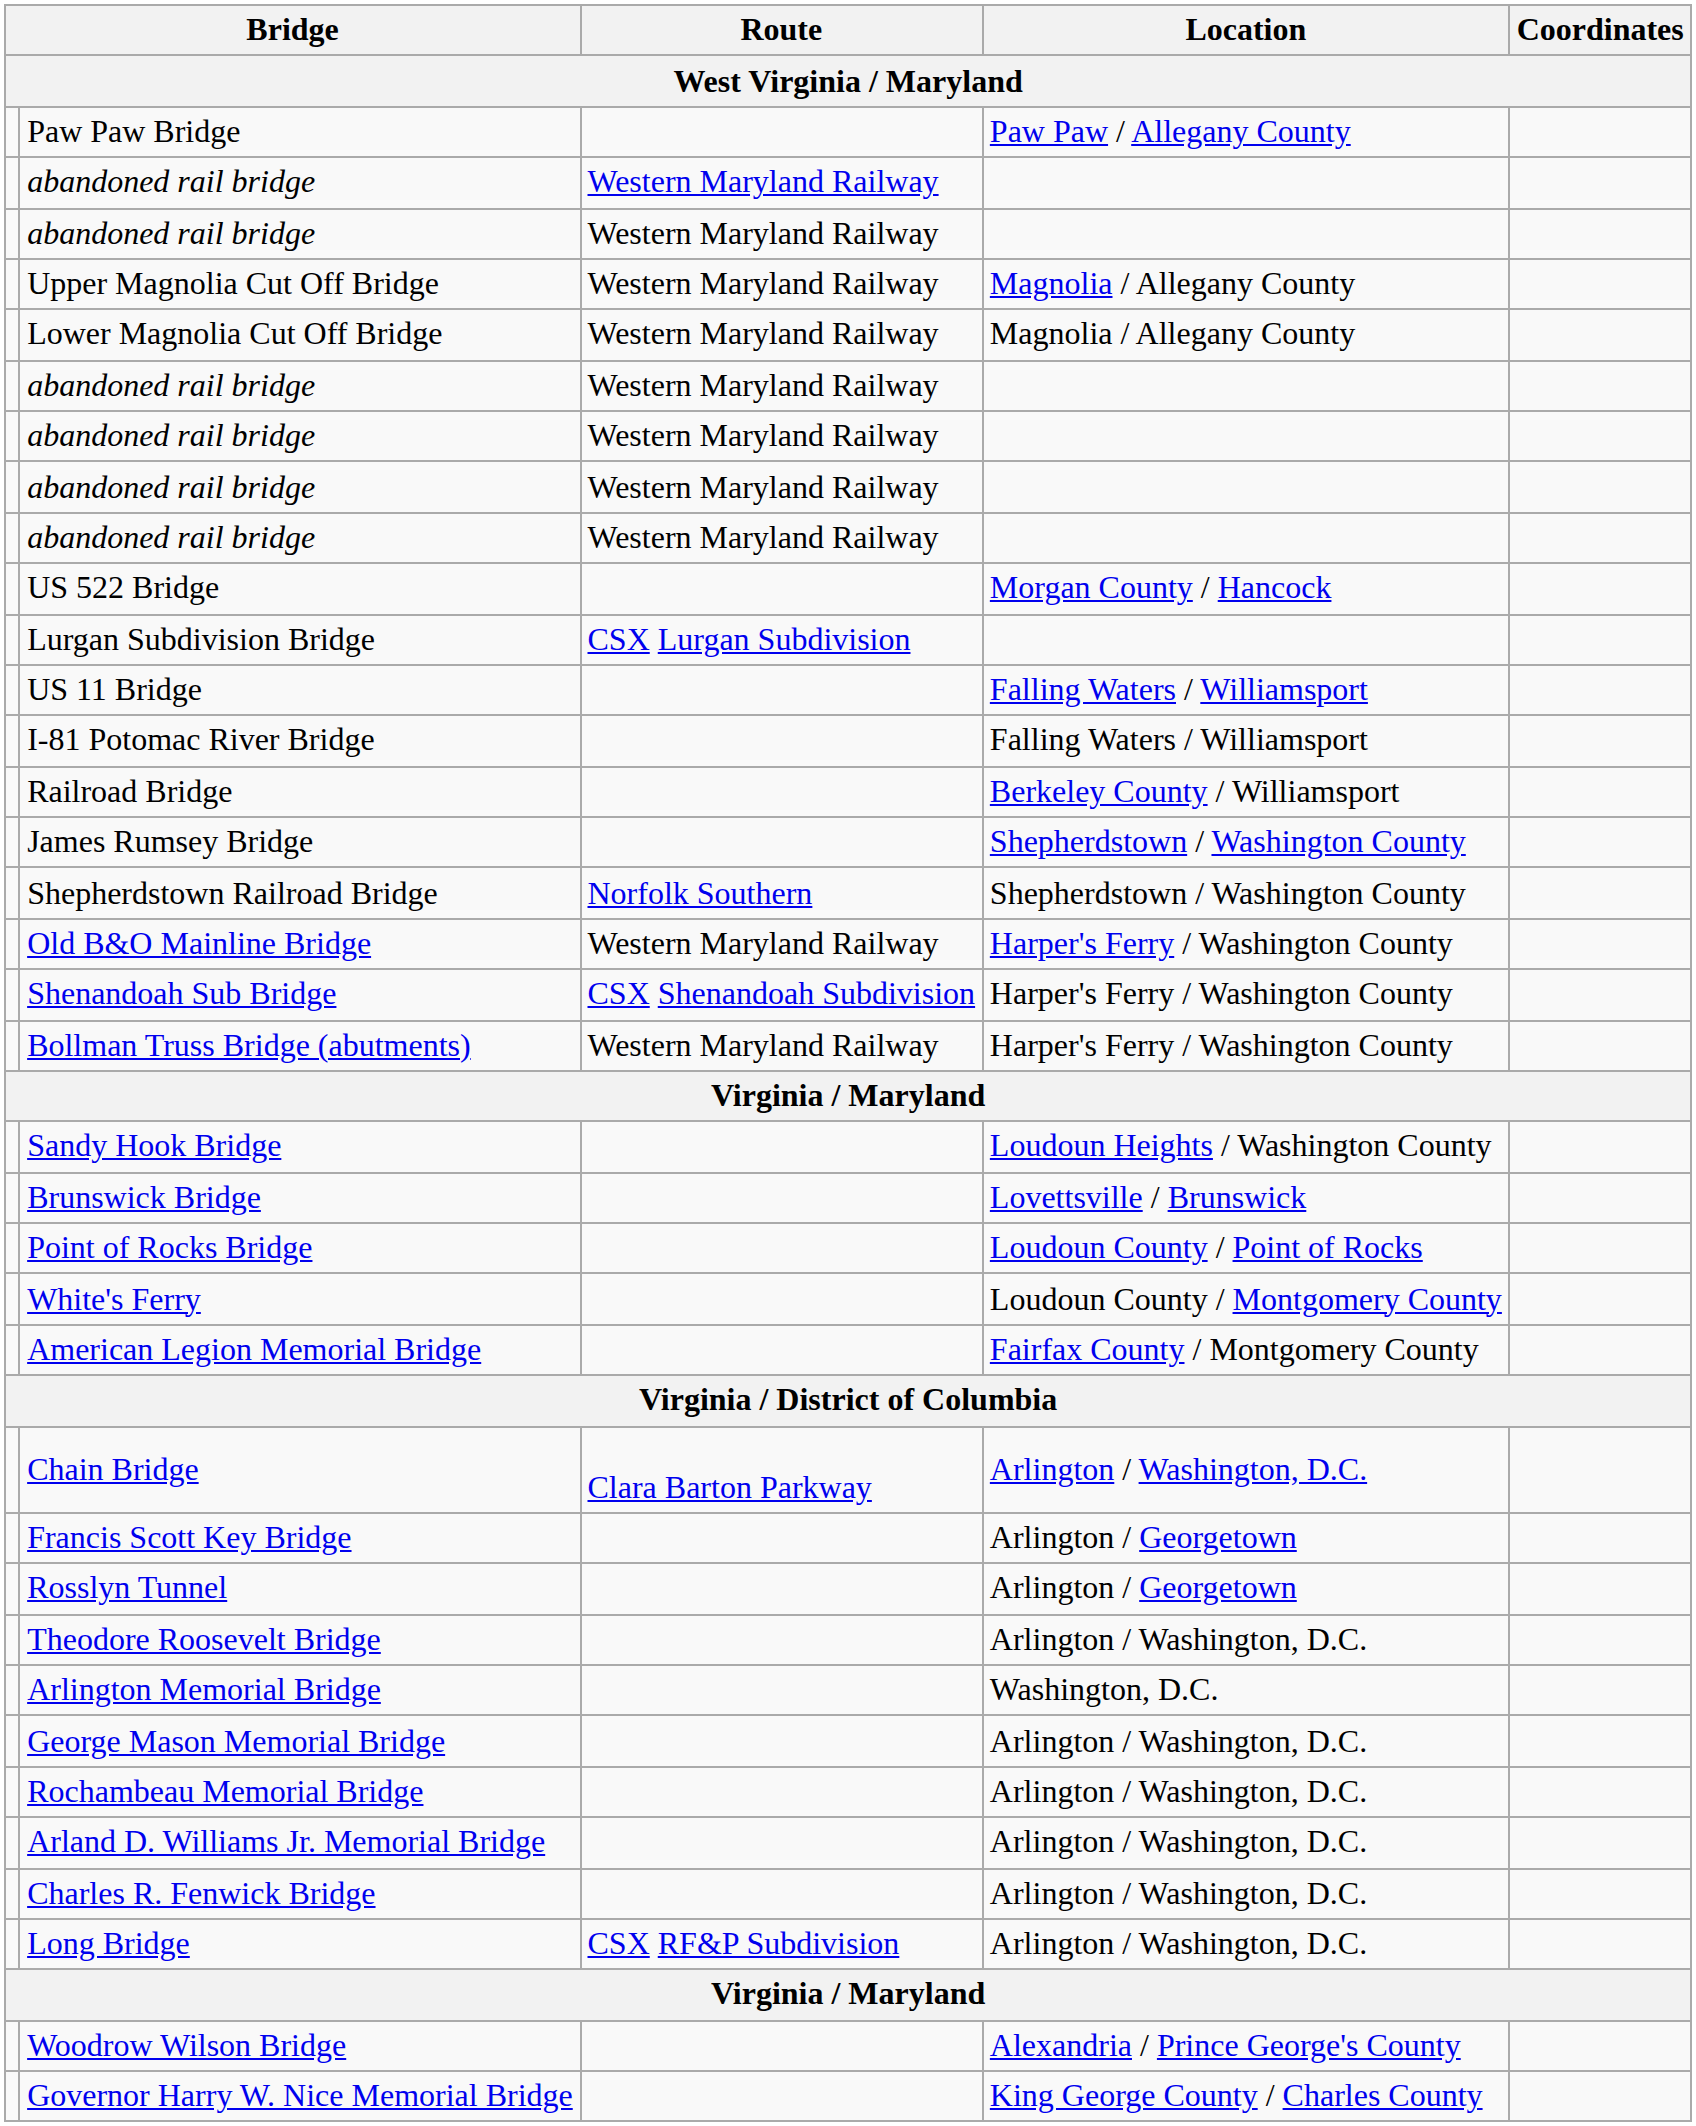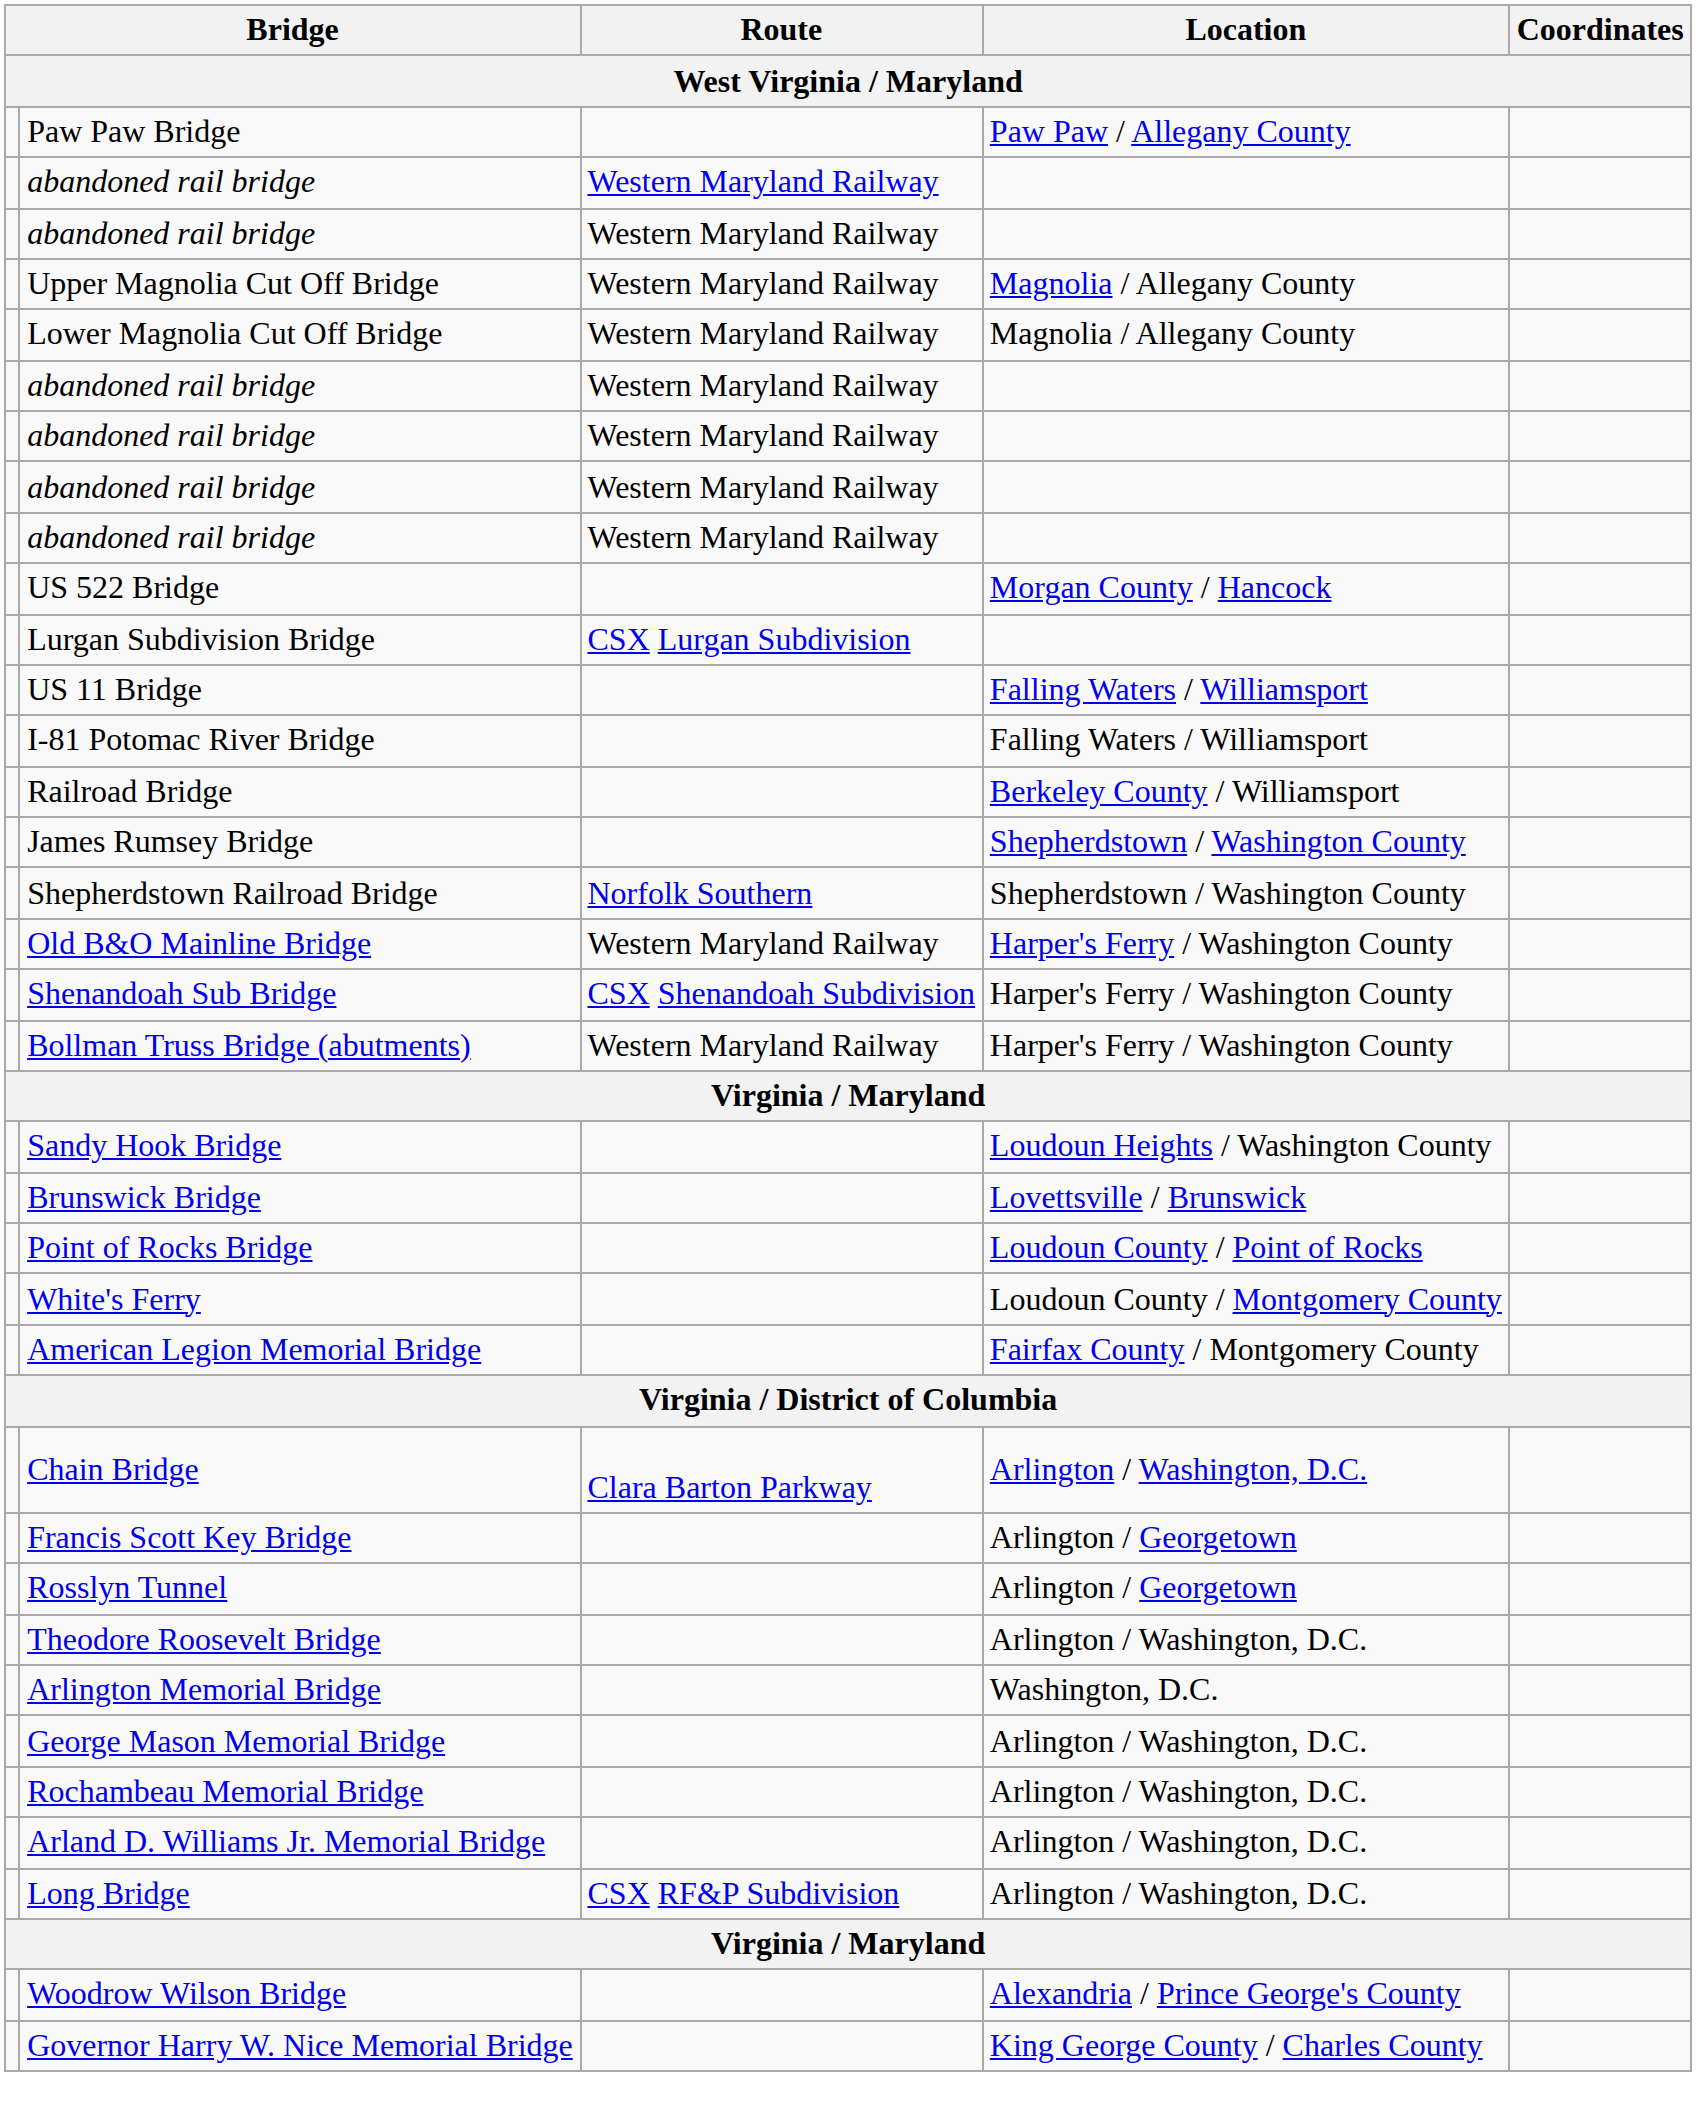- row: (201, 1892)
